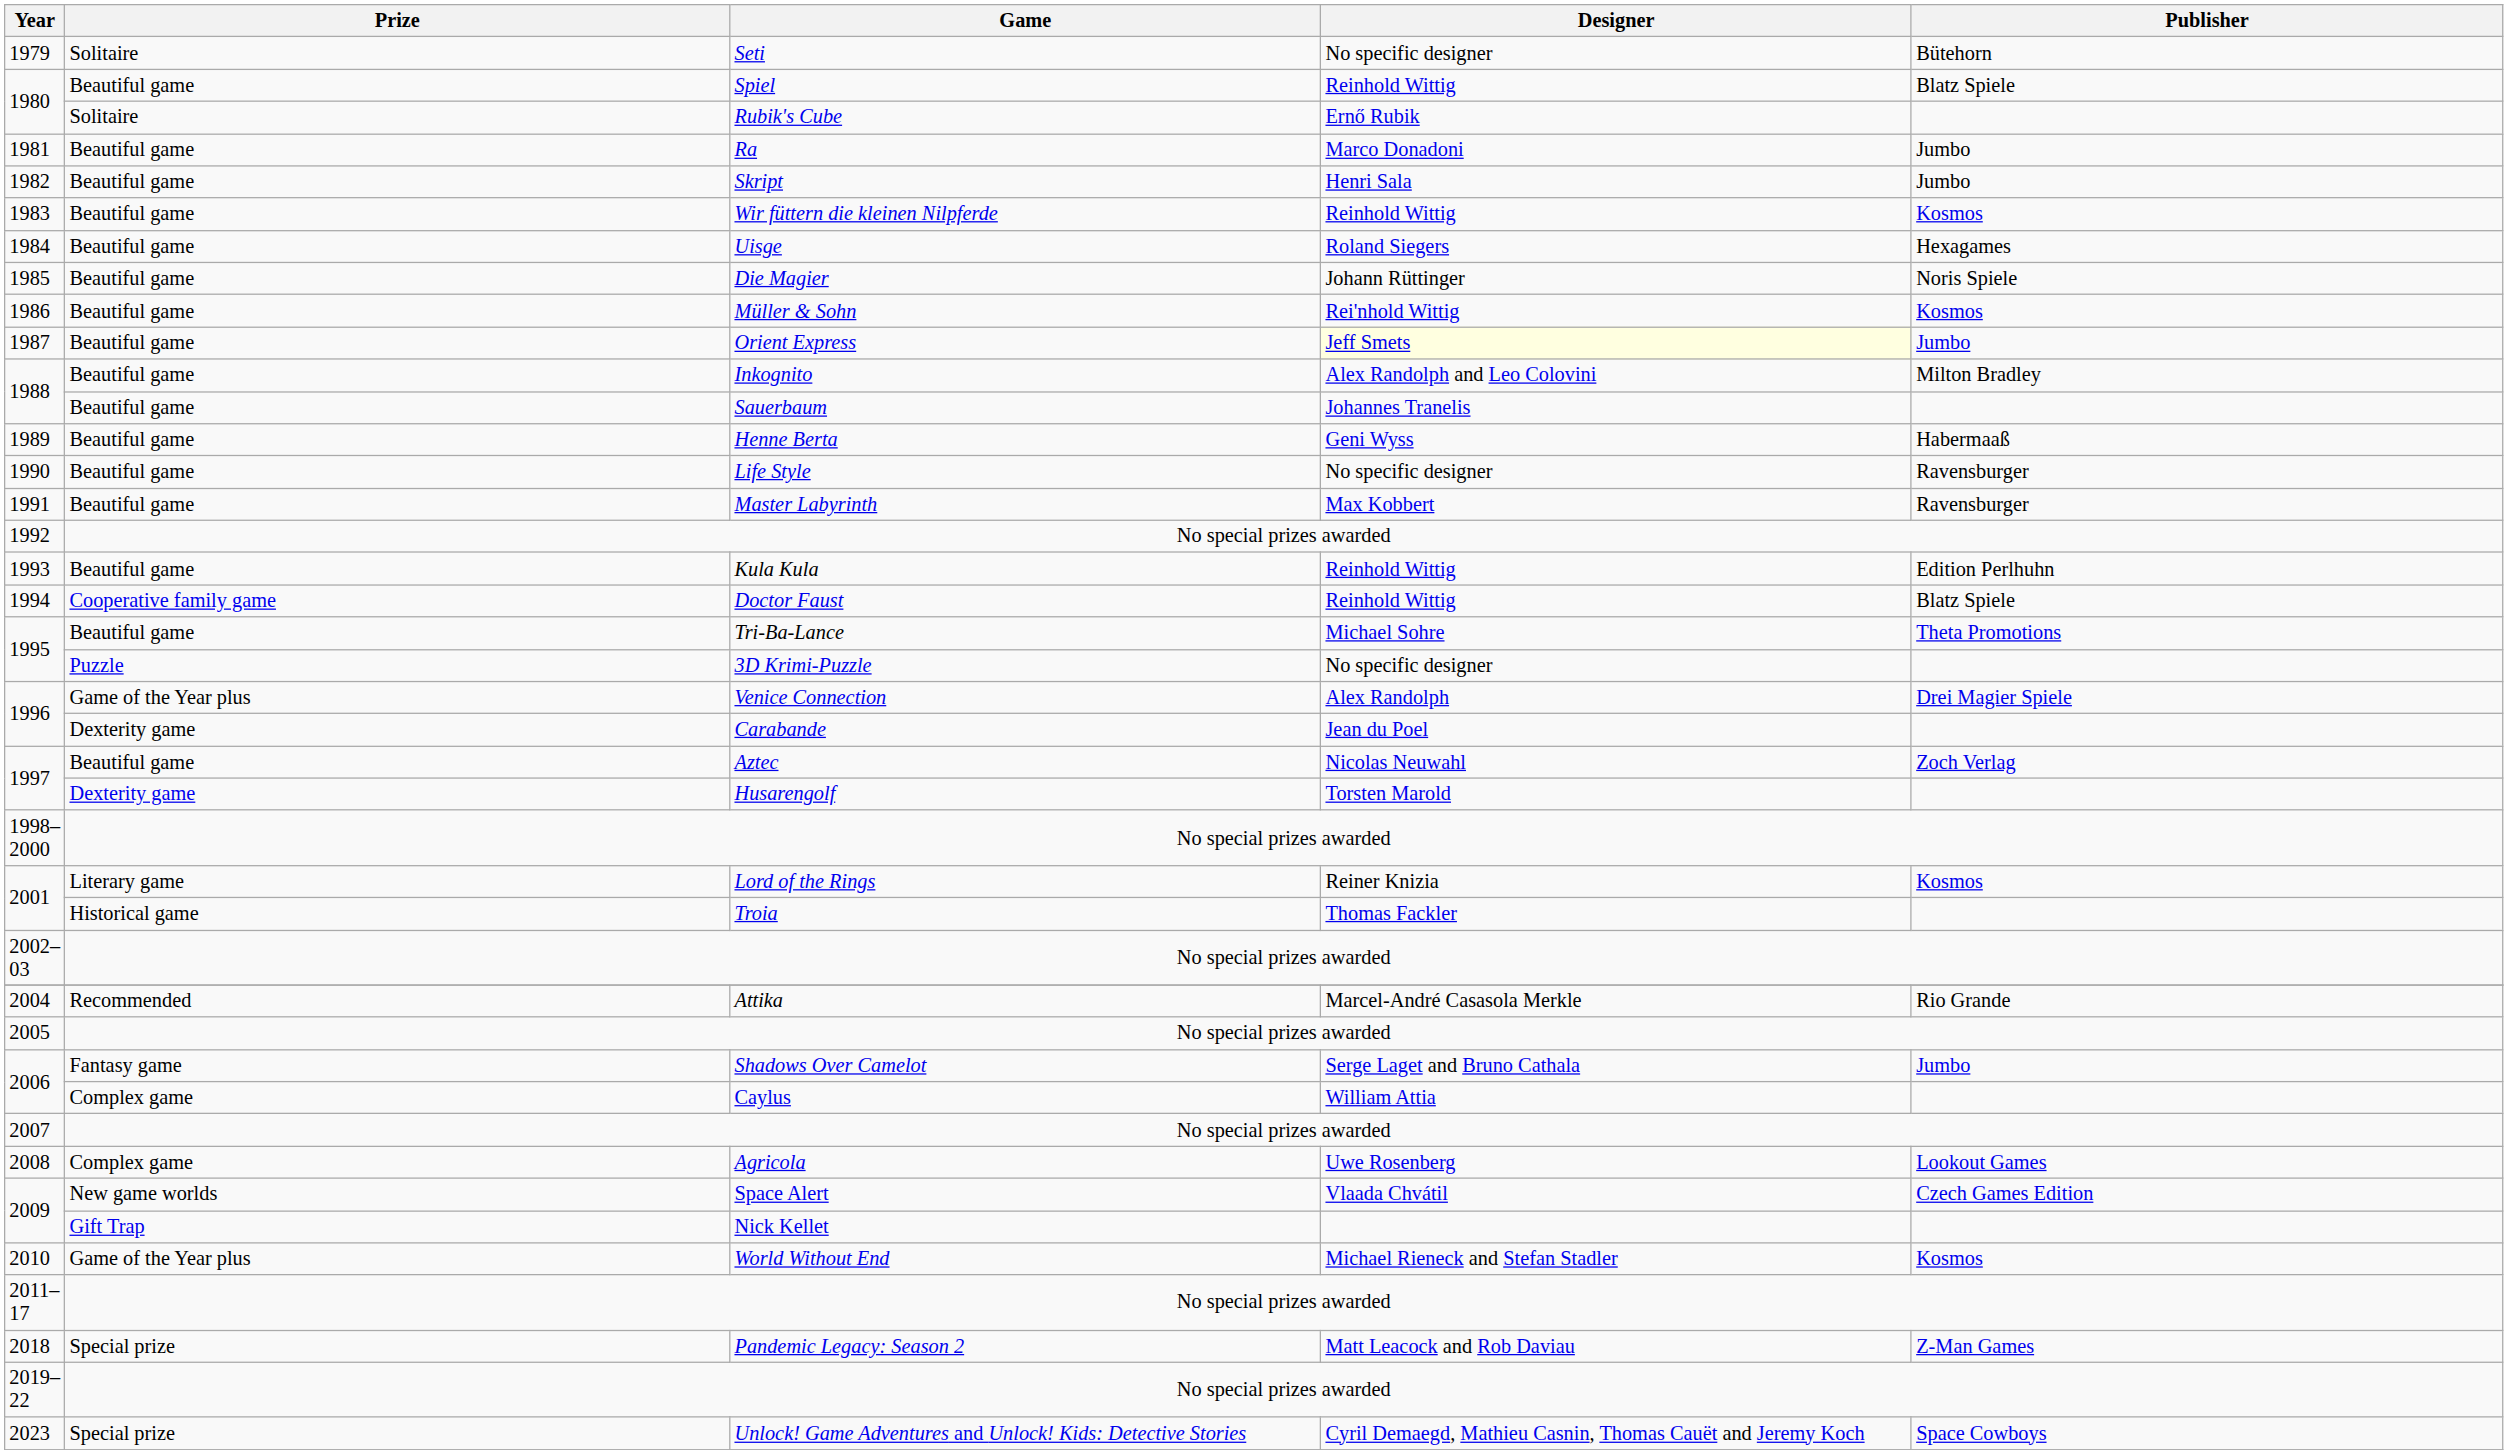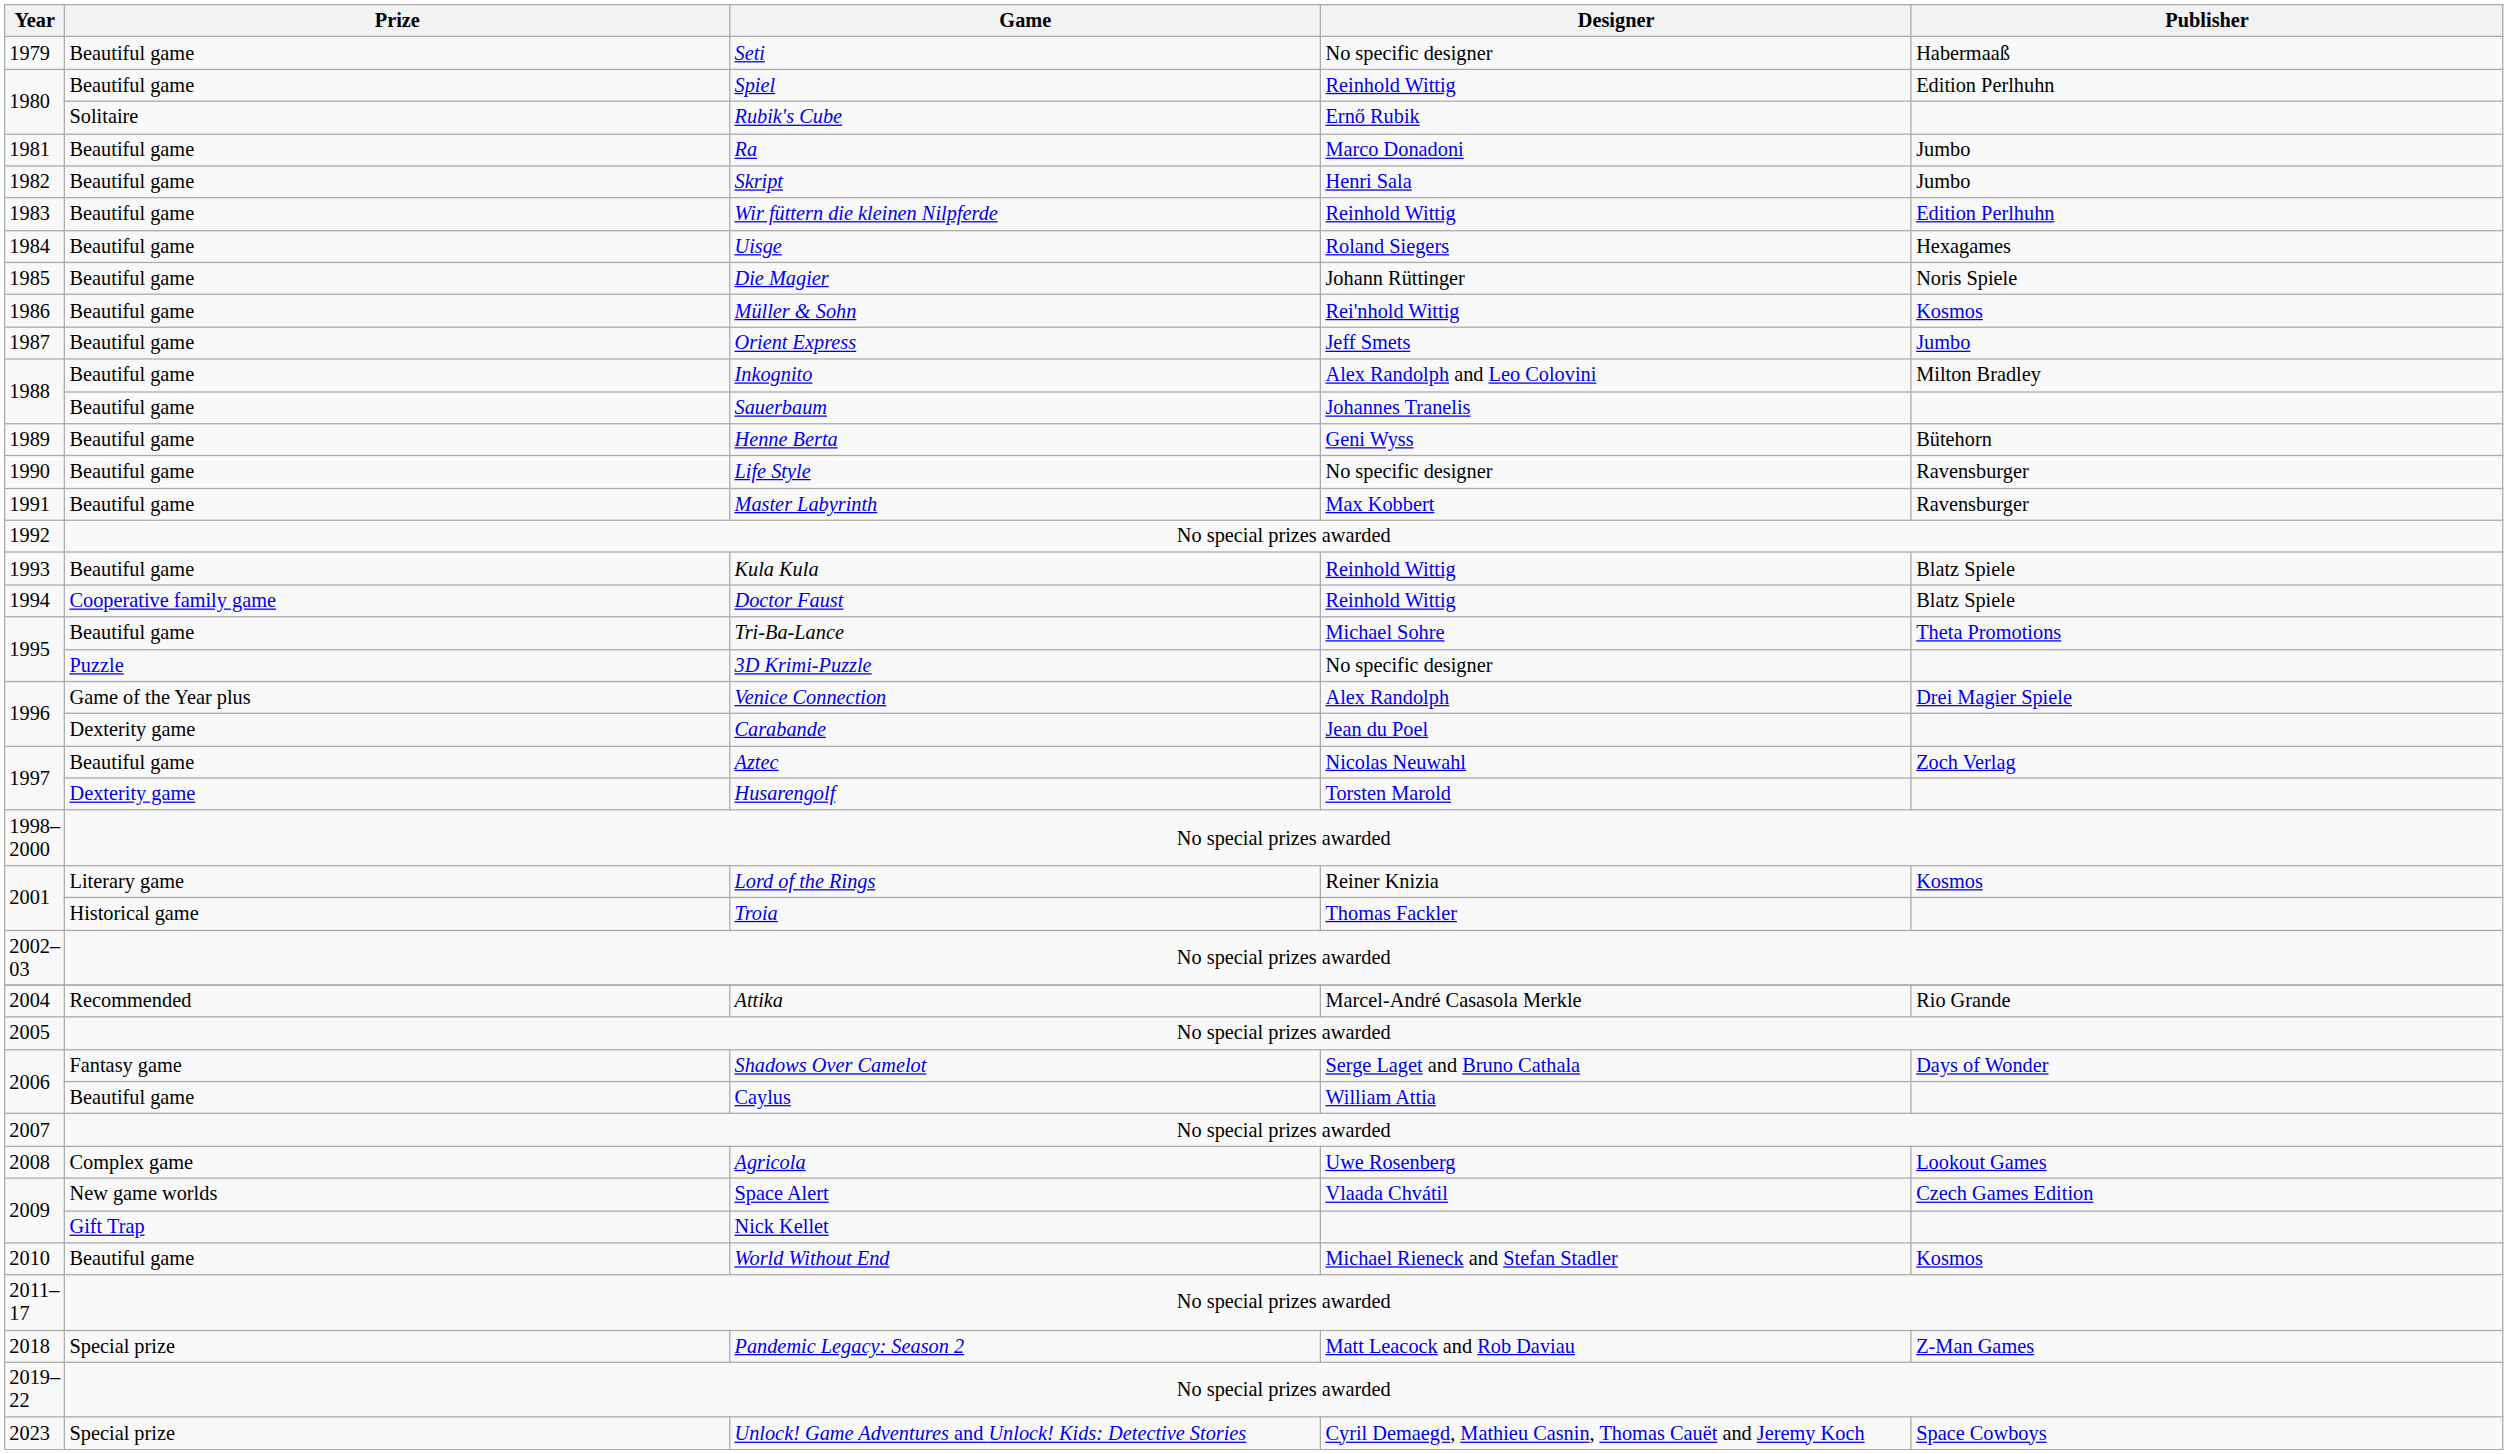(104, 52) Solitaire -> (132, 52) Beautiful game
(1954, 52) Bütehorn -> (1963, 52) Habermaaß
(1966, 85) Blatz Spiele -> (1985, 85) Edition Perlhuhn
(1949, 213) Kosmos -> (1985, 213) Edition Perlhuhn
(1368, 342) lightyellow background -> (1368, 342) no background
(1963, 439) Habermaaß -> (1954, 439) Bütehorn
(1985, 568) Edition Perlhuhn -> (1966, 568) Blatz Spiele
(1943, 1065) Jumbo -> (1982, 1065) Days of Wonder
(131, 1097) Complex game -> (132, 1097) Beautiful game
(160, 1258) Game of the Year plus -> (132, 1258) Beautiful game
